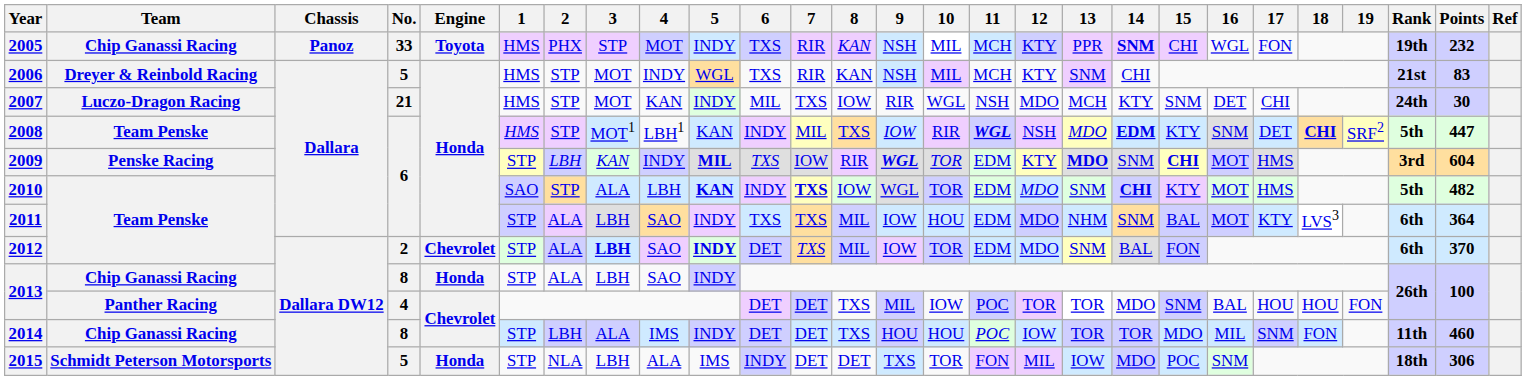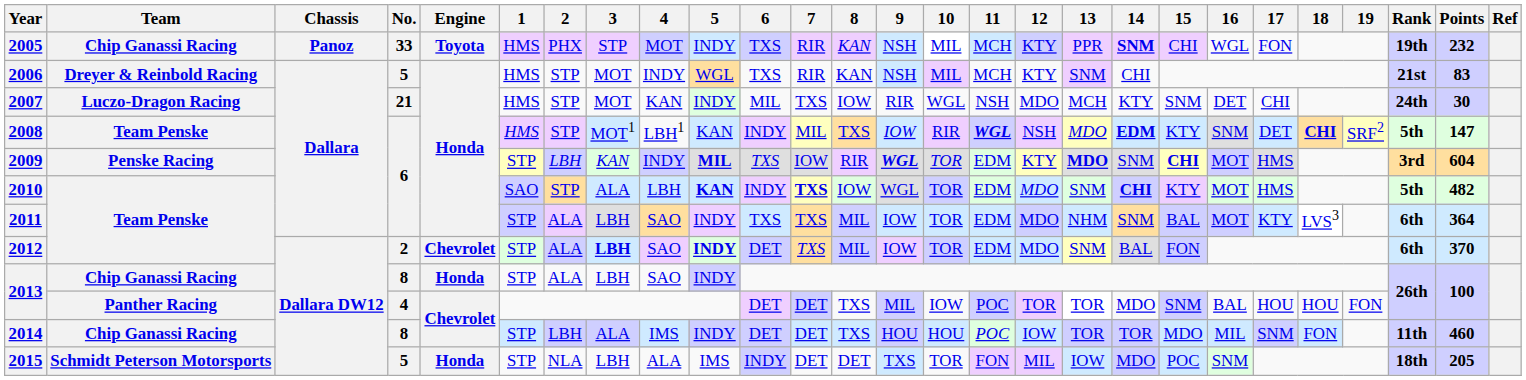(1462, 131) 447 -> (1462, 131) 147
(946, 219) HOU -> (946, 219) TOR
(1462, 360) 306 -> (1462, 360) 205
